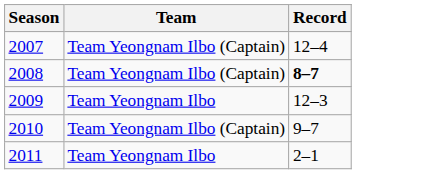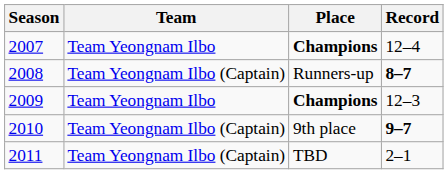+ column: (335, 18)
(176, 45) Team Yeongnam Ilbo (Captain) -> (141, 45) Team Yeongnam Ilbo
(306, 127) normal -> (398, 127) bold
(141, 155) Team Yeongnam Ilbo -> (176, 155) Team Yeongnam Ilbo (Captain)
